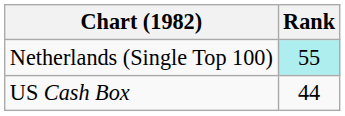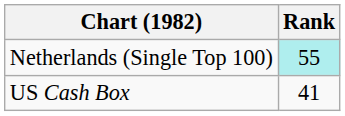(309, 92) 44 -> (309, 92) 41
